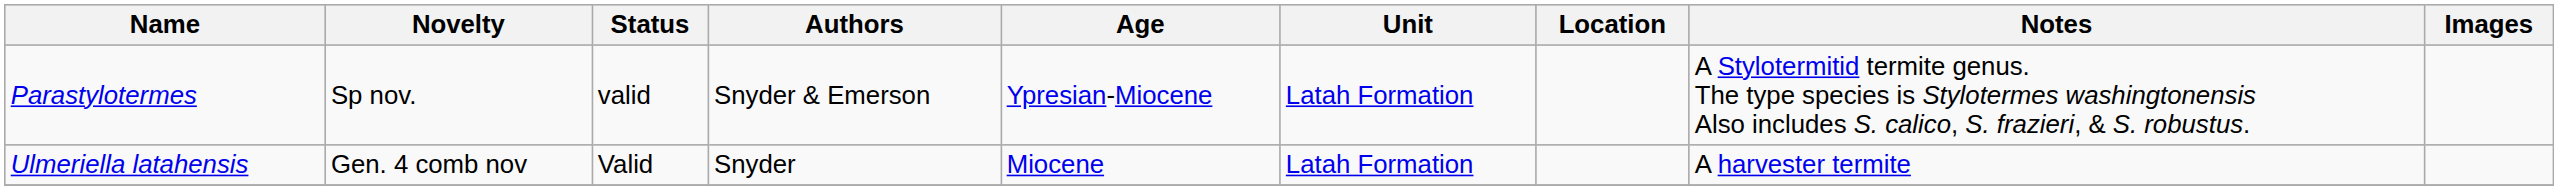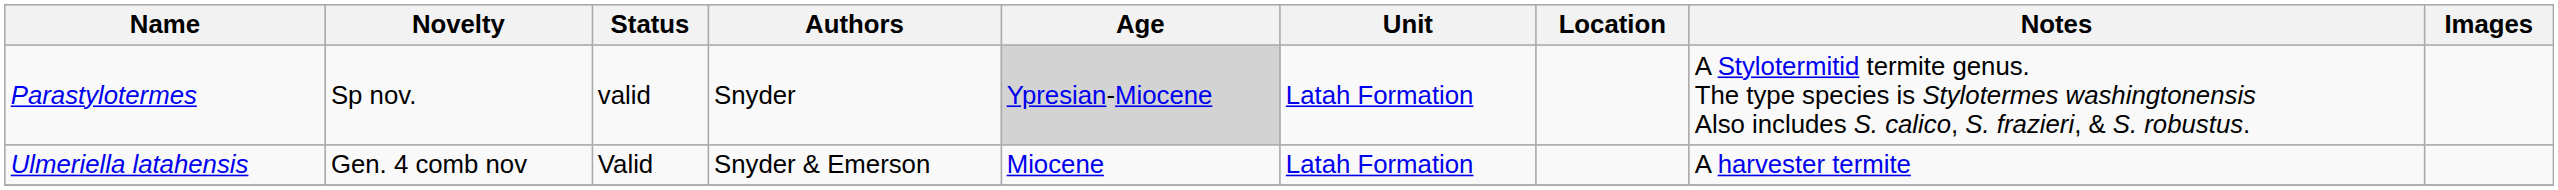(822, 94) Snyder & Emerson -> (755, 94) Snyder
(1110, 94) no background -> (1110, 94) lightgrey background
(755, 164) Snyder -> (822, 164) Snyder & Emerson
